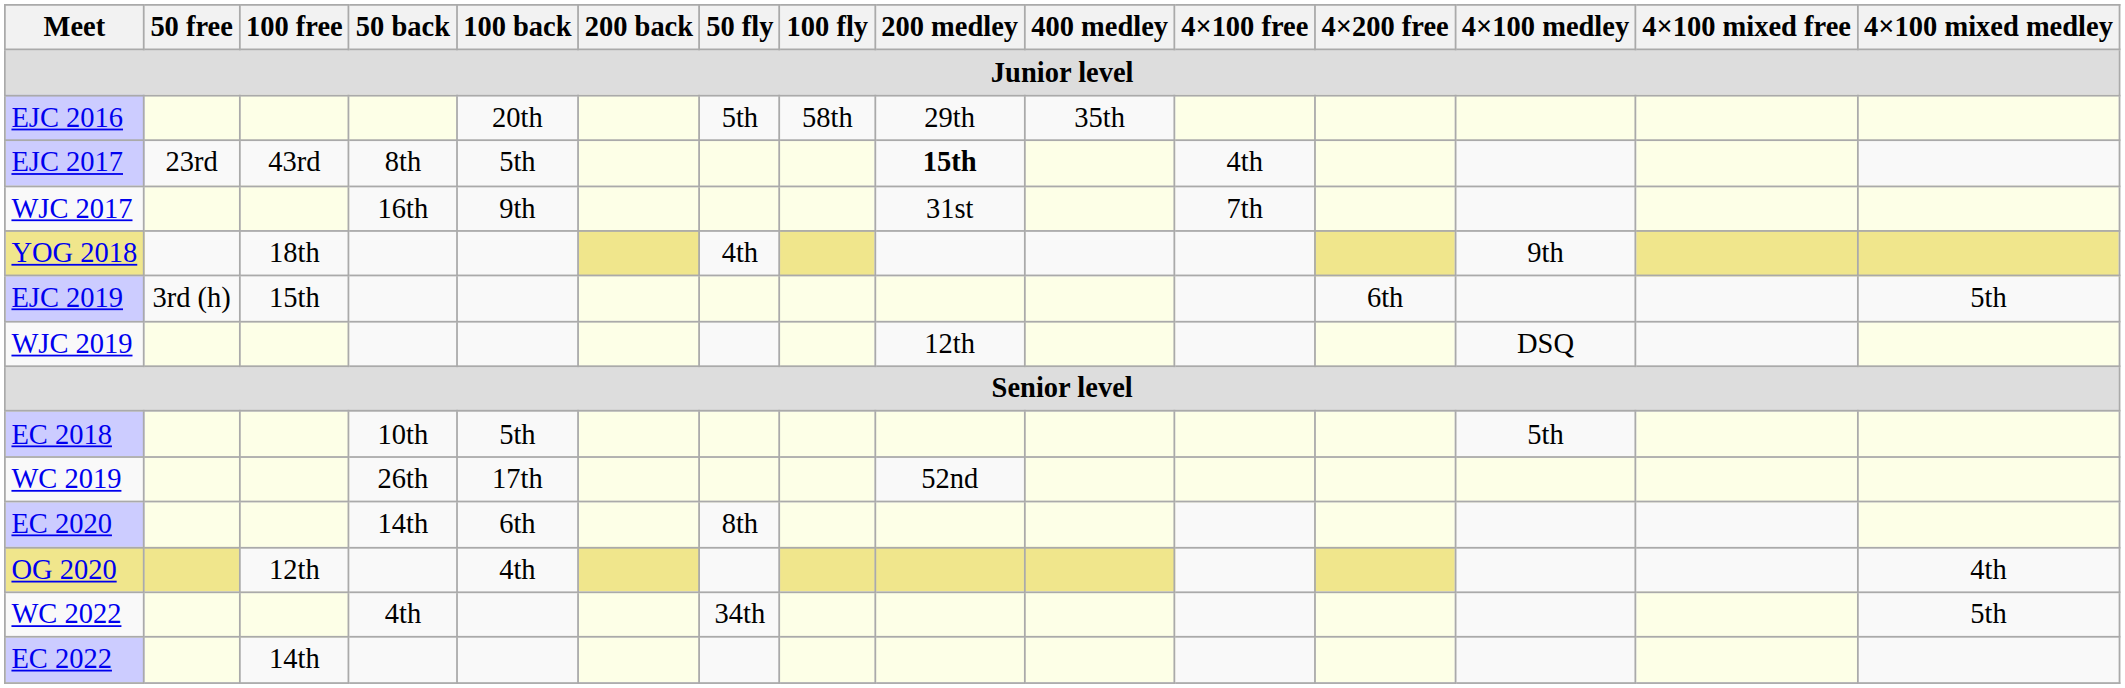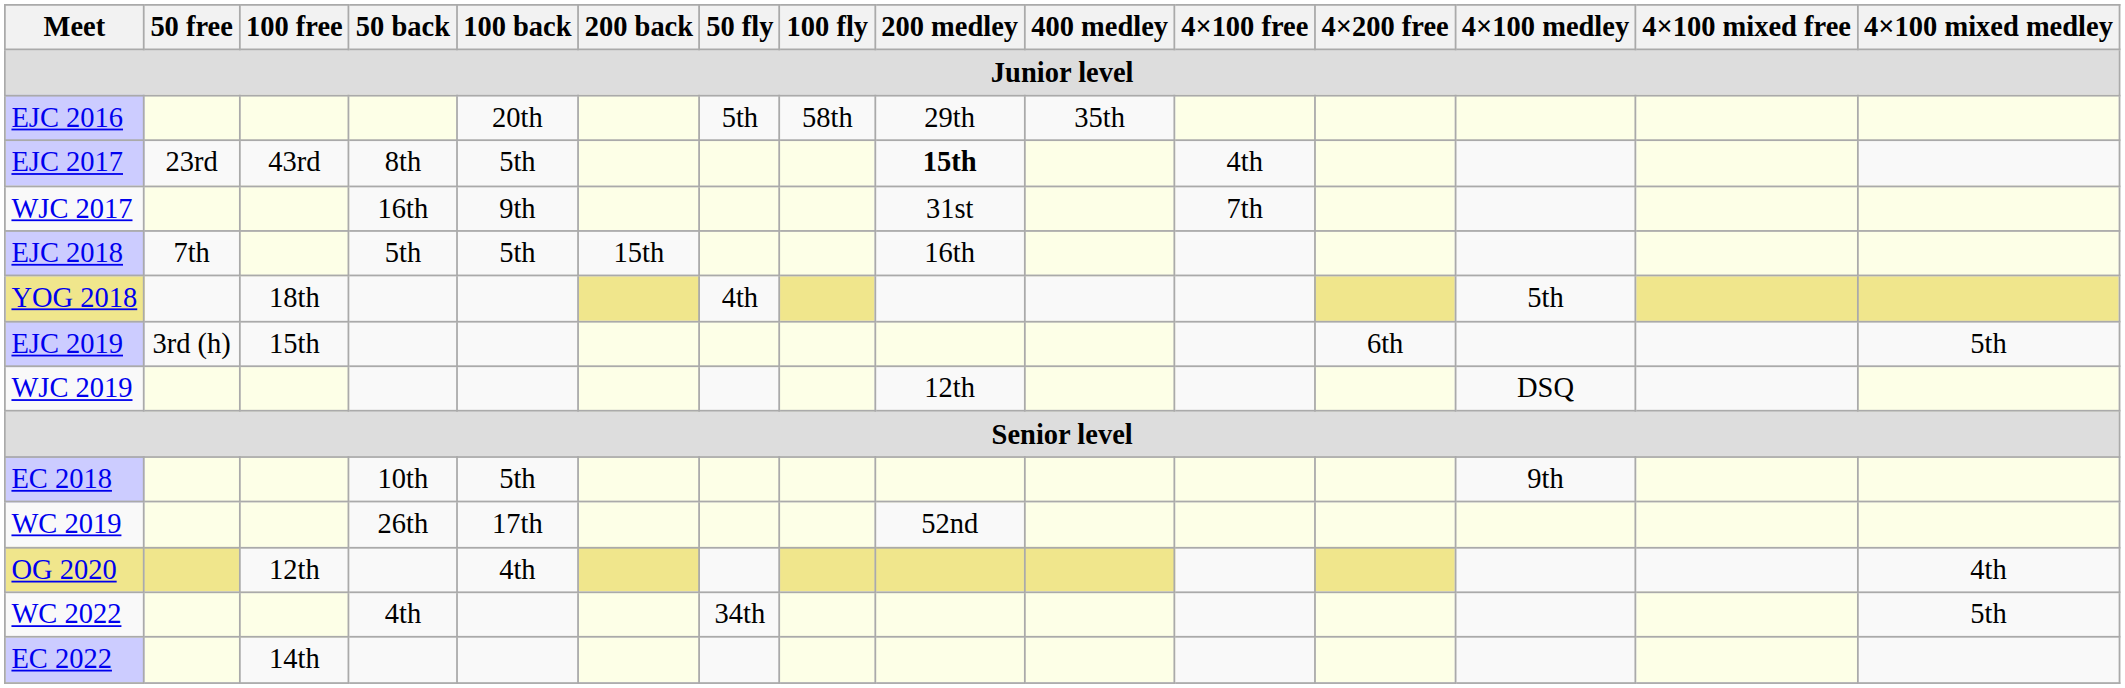+ row: (67, 252)
(1545, 252) 9th -> (1545, 298) 5th
(1545, 433) 5th -> (1545, 478) 9th
- row: (62, 523)
